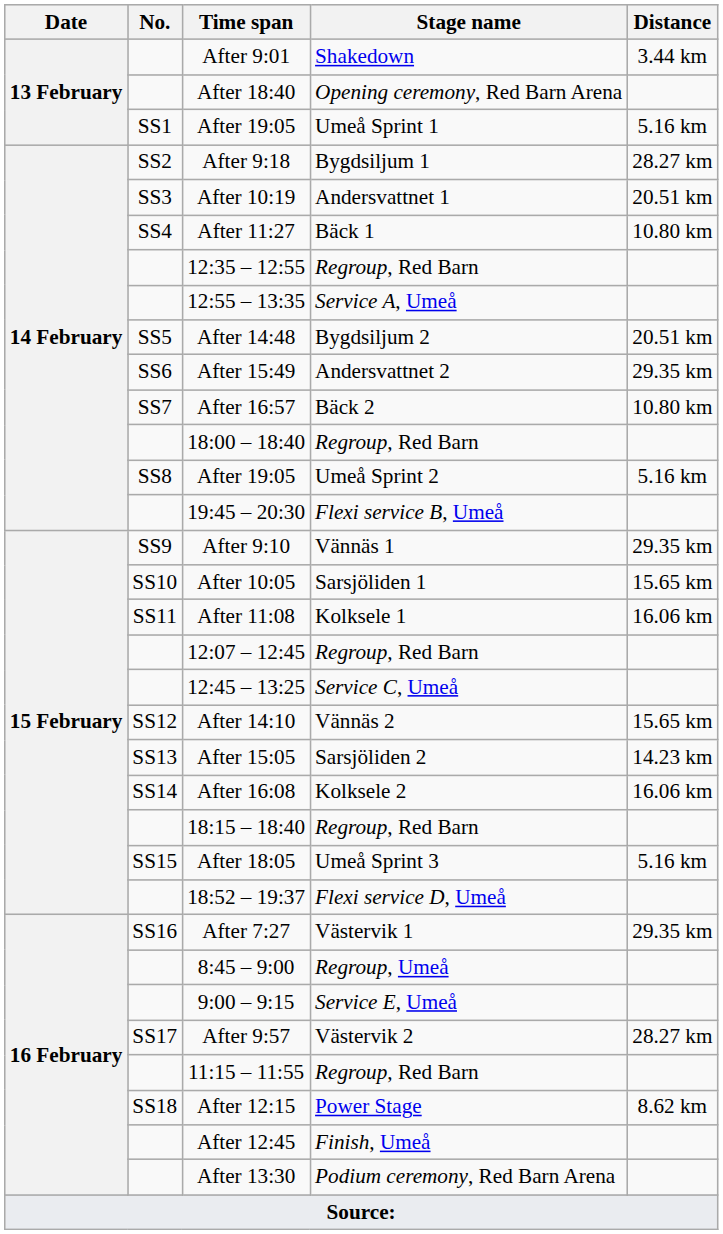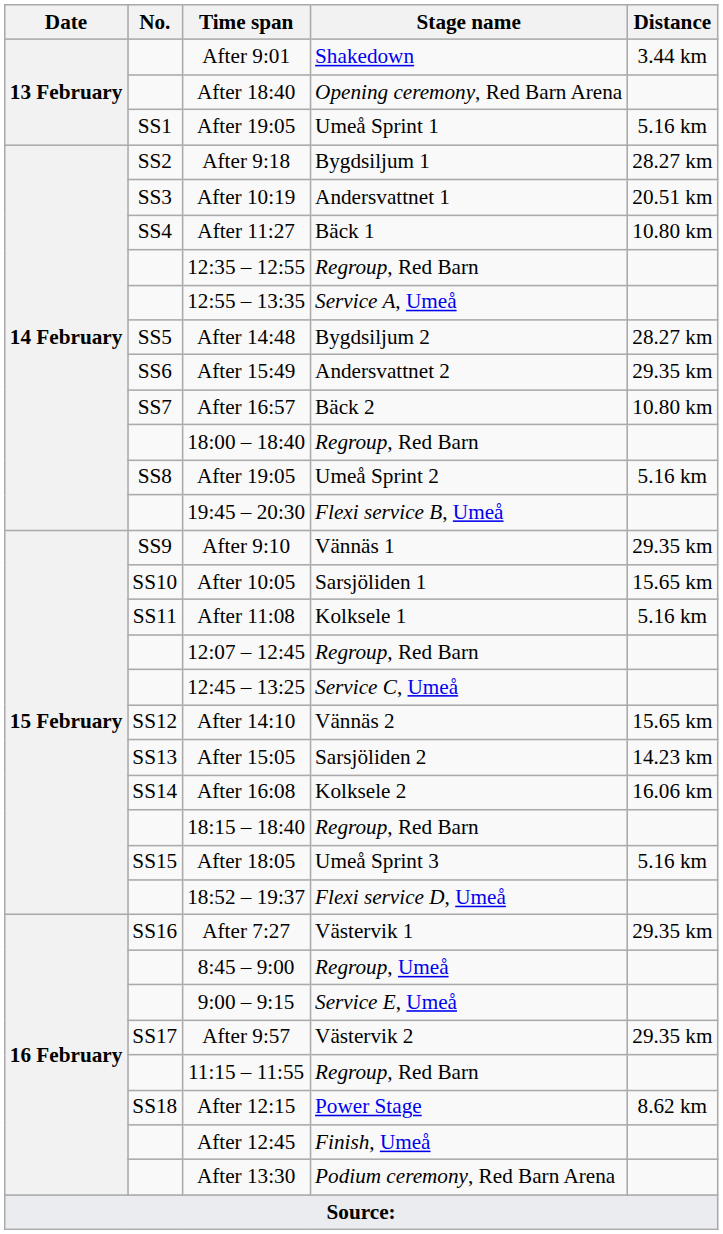(672, 336) 20.51 km -> (672, 336) 28.27 km
(672, 616) 16.06 km -> (672, 616) 5.16 km
(672, 1036) 28.27 km -> (672, 1036) 29.35 km
